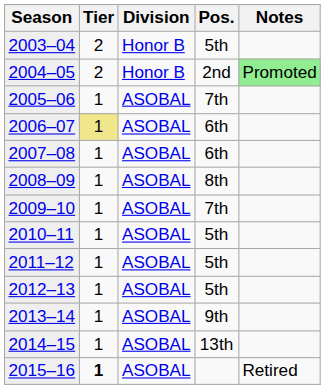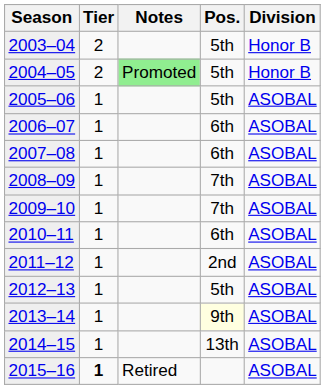columns swapped: (156, 18) <-> (280, 18)
(217, 72) 2nd -> (222, 72) 5th
(216, 99) 7th -> (222, 99) 5th
(99, 126) khaki background -> (99, 126) no background
(216, 180) 8th -> (222, 180) 7th
(216, 235) 5th -> (222, 235) 6th
(216, 262) 5th -> (222, 262) 2nd
(216, 316) no background -> (222, 316) lightyellow background
